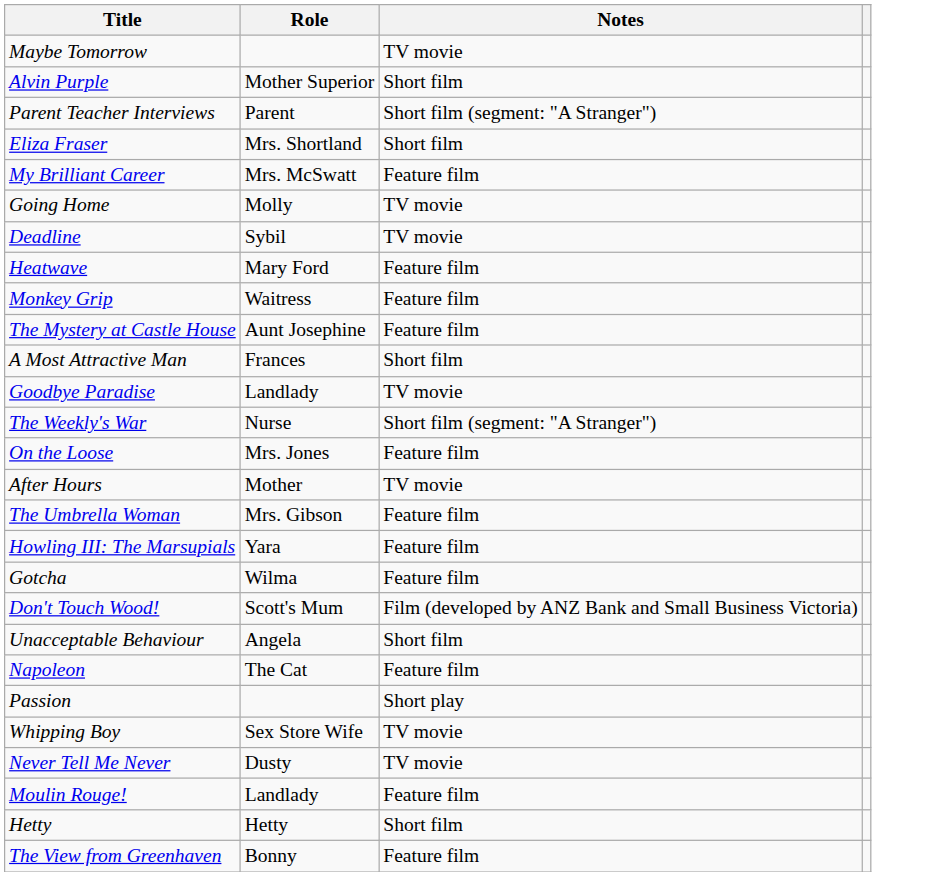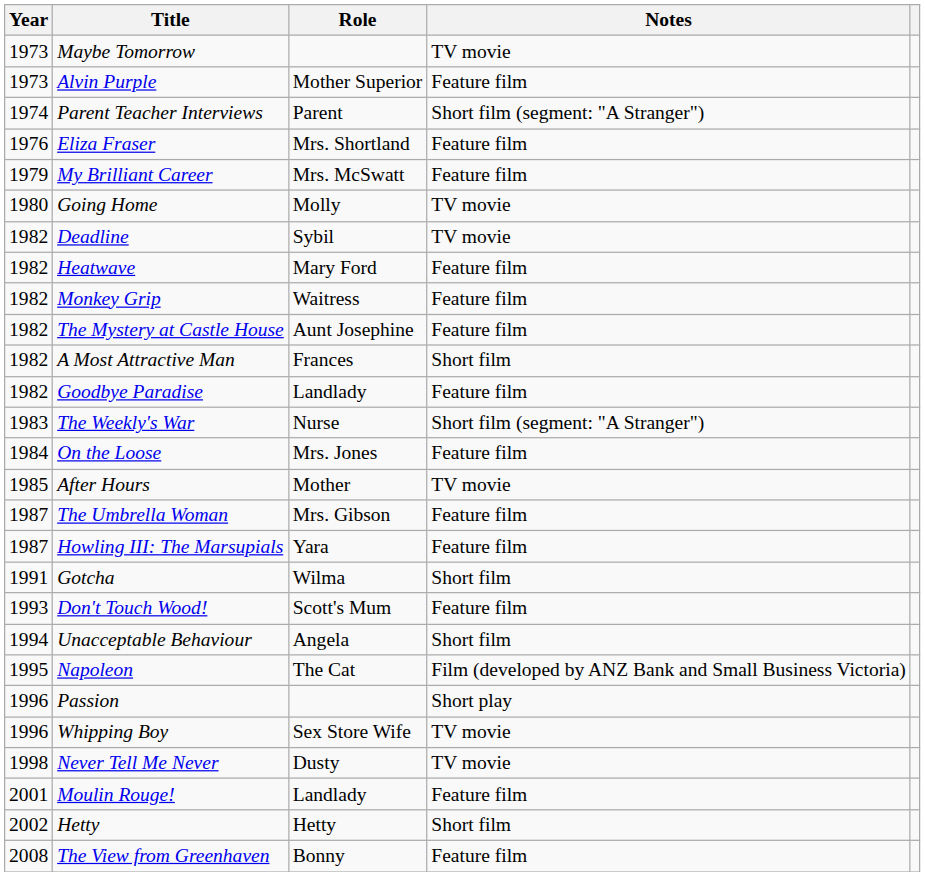+ column: (29, 19)
(423, 81) Short film -> (479, 81) Feature film
(423, 143) Short film -> (479, 143) Feature film
(423, 391) TV movie -> (479, 391) Feature film
(431, 577) Feature film -> (471, 577) Short film
(621, 608) Film (developed by ANZ Bank and Small Business Victoria) -> (479, 608) Feature film
(431, 670) Feature film -> (669, 670) Film (developed by ANZ Bank and Small Business Victoria)
